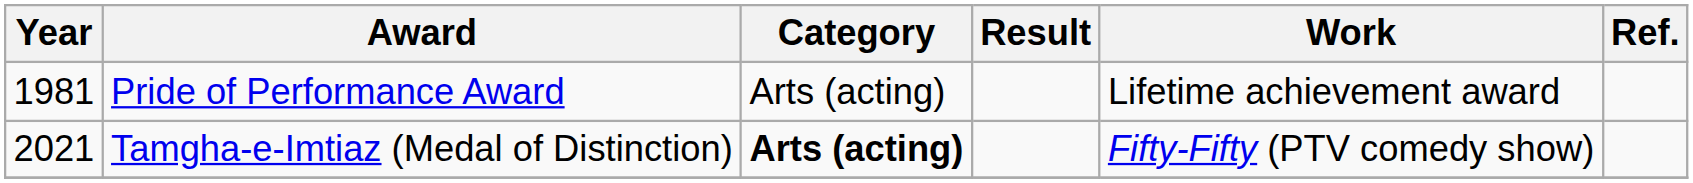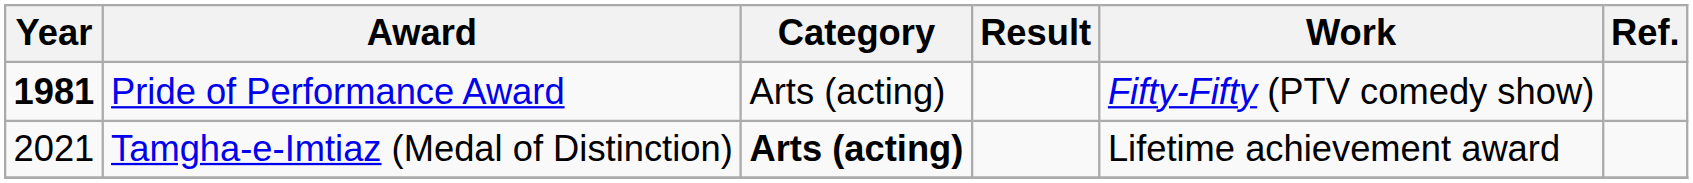(54, 90) normal -> (54, 90) bold
(1334, 90) Lifetime achievement award -> (1351, 90) Fifty-Fifty (PTV comedy show)
(1351, 148) Fifty-Fifty (PTV comedy show) -> (1334, 148) Lifetime achievement award
